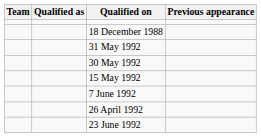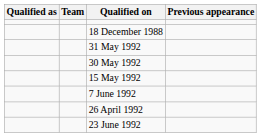columns swapped: (18, 12) <-> (59, 12)
